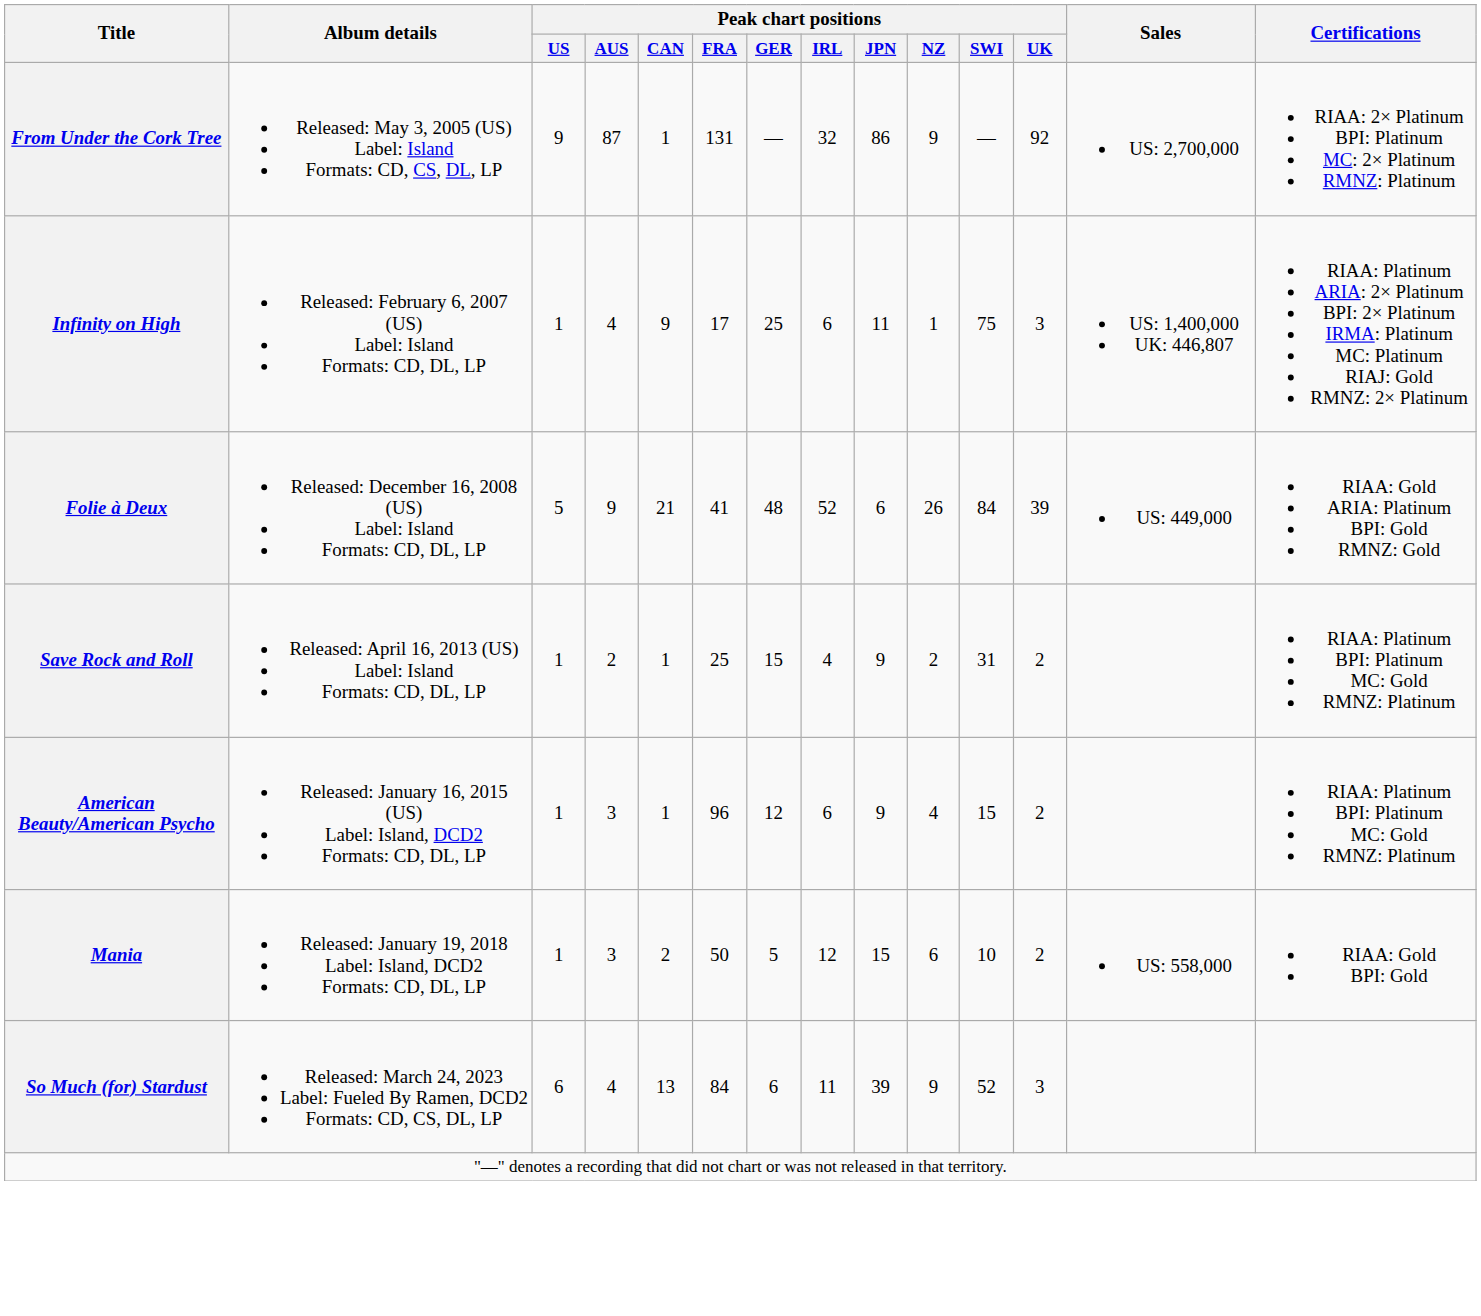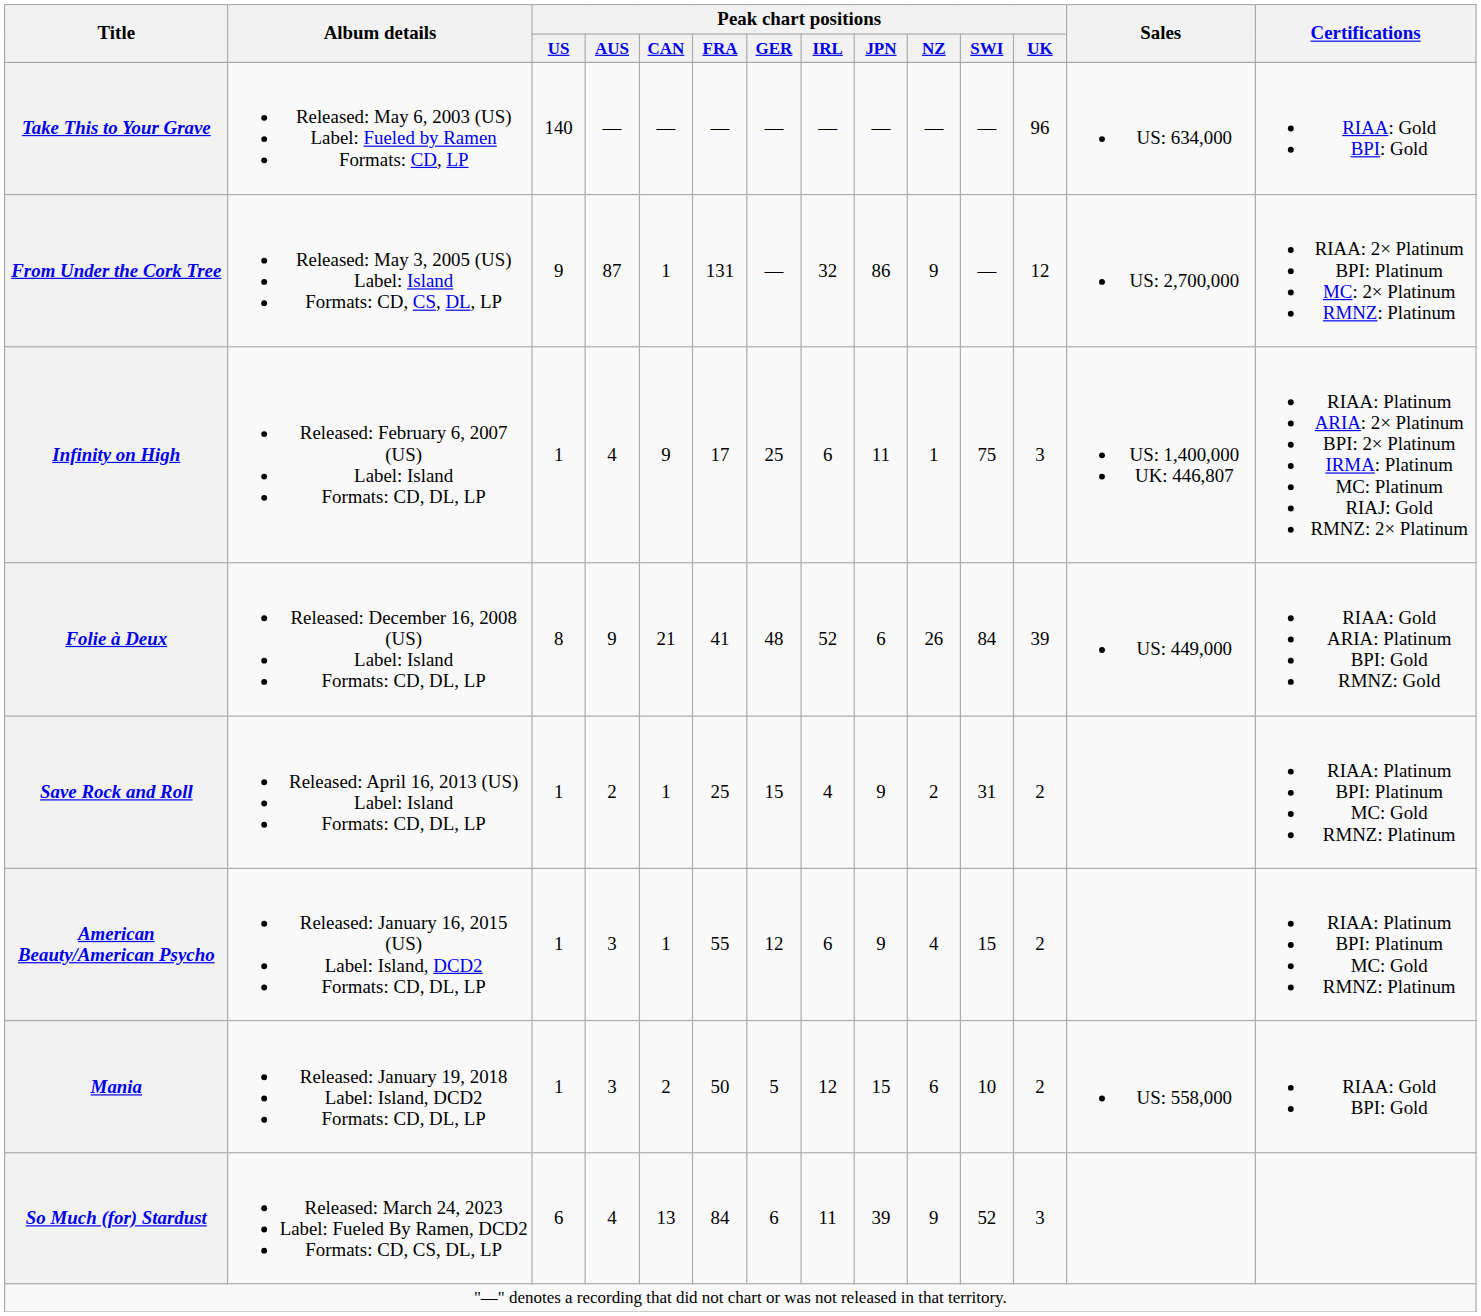+ row: (116, 128)
(1040, 138) 92 -> (1040, 270) 12
(559, 507) 5 -> (559, 639) 8
(720, 813) 96 -> (720, 944) 55
